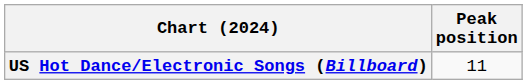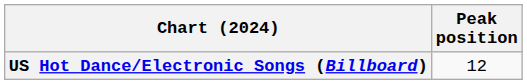(477, 66) 11 -> (477, 66) 12
